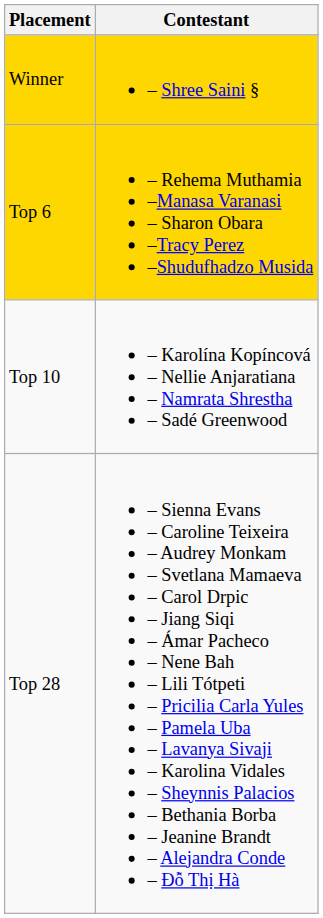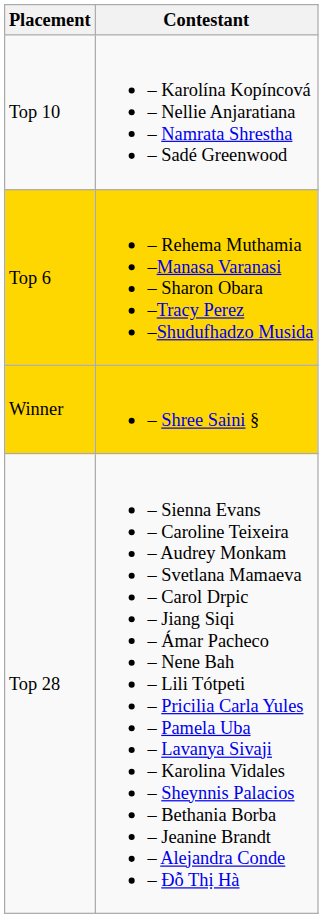rows swapped: (36, 79) <-> (35, 376)
